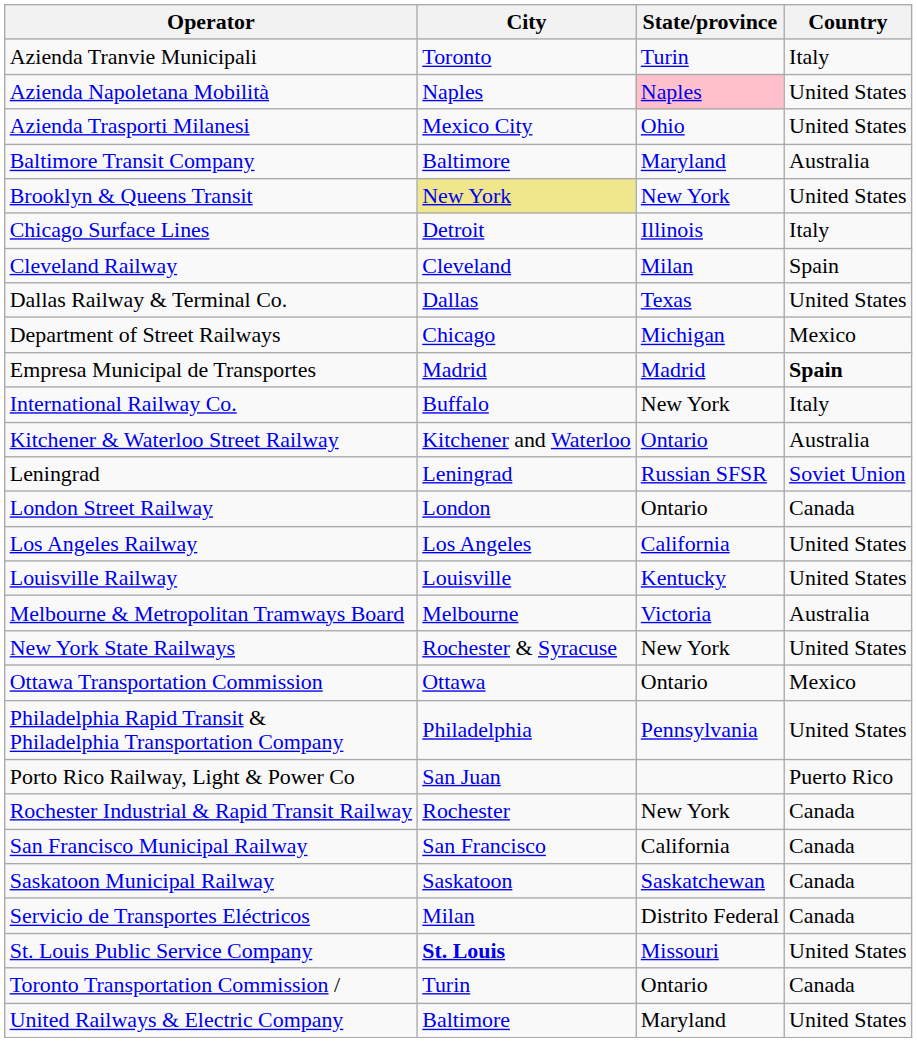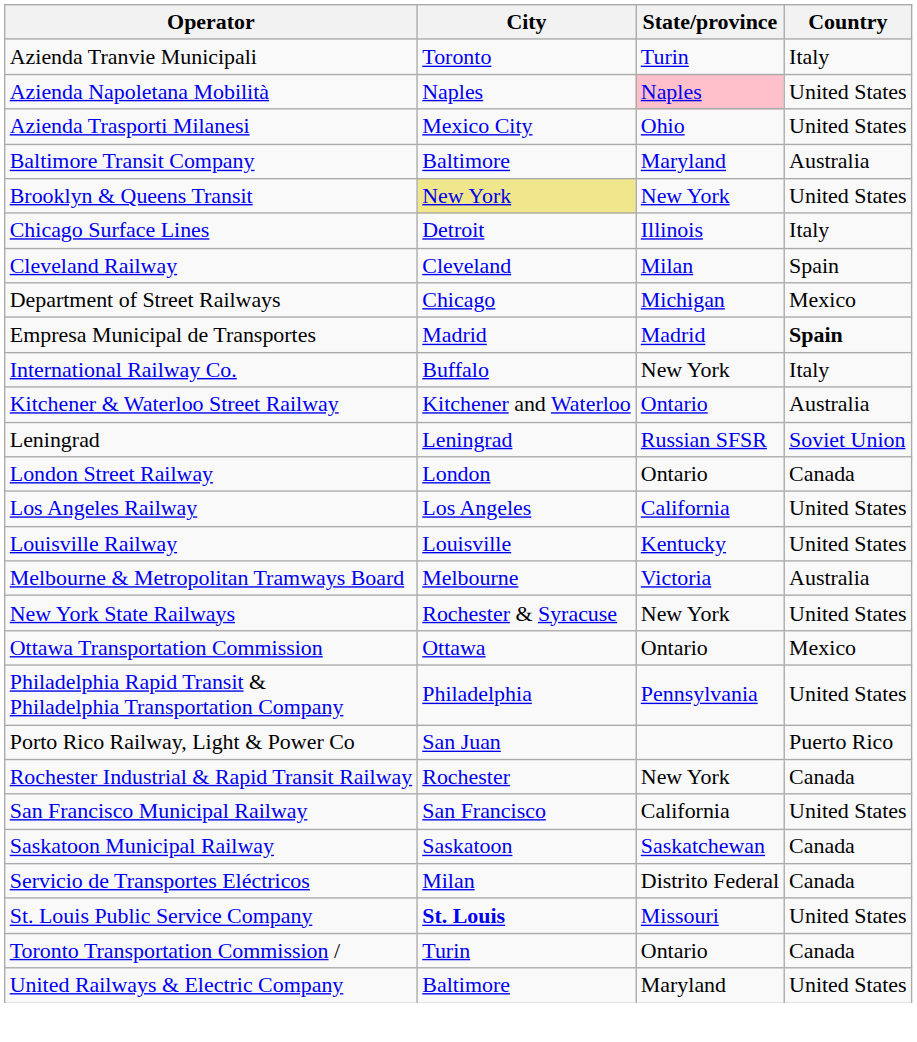- row: (148, 299)
(822, 846) Canada -> (848, 811) United States
